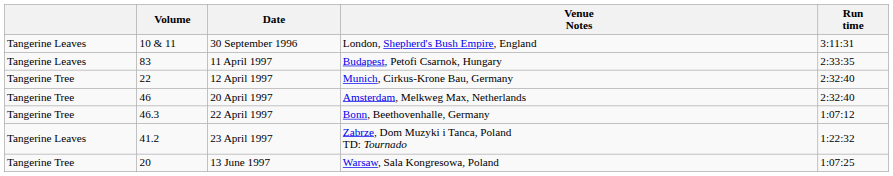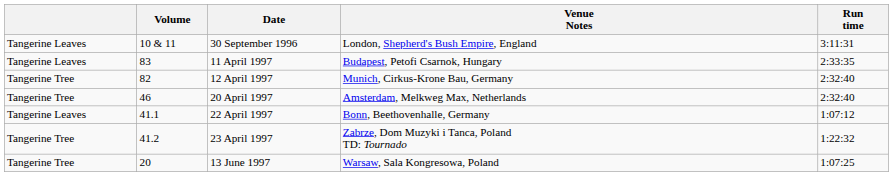(145, 79) 22 -> (145, 79) 82
(41, 114) Tangerine Tree -> (46, 114) Tangerine Leaves
(149, 114) 46.3 -> (149, 114) 41.1
(46, 138) Tangerine Leaves -> (41, 138) Tangerine Tree
